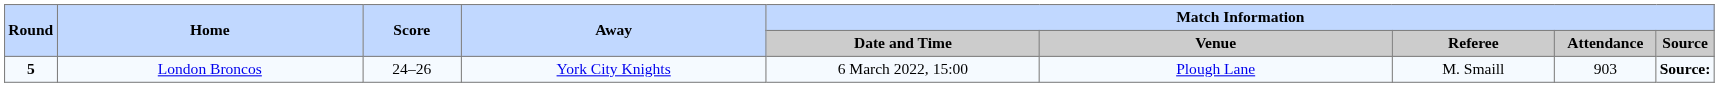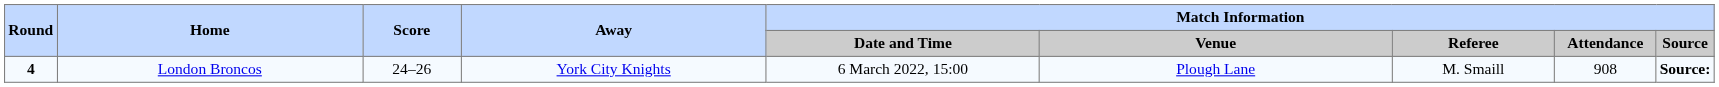(31, 69) 5 -> (31, 69) 4
(1605, 69) 903 -> (1605, 69) 908
